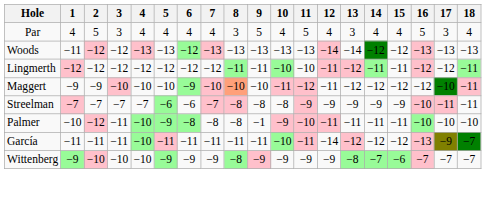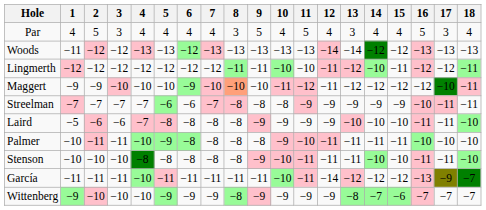(376, 68) −11 -> (376, 68) −10
+ row: (19, 123)
(96, 123) −12 -> (96, 141) −11
(259, 123) −1 -> (259, 141) −8
+ row: (25, 159)
